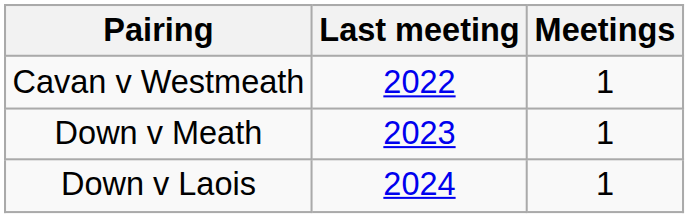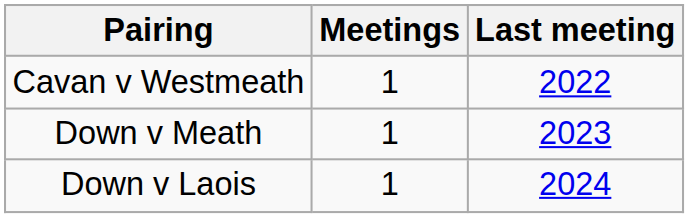columns swapped: (605, 30) <-> (419, 30)
